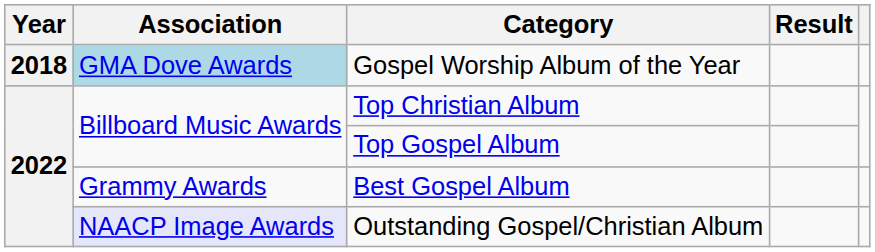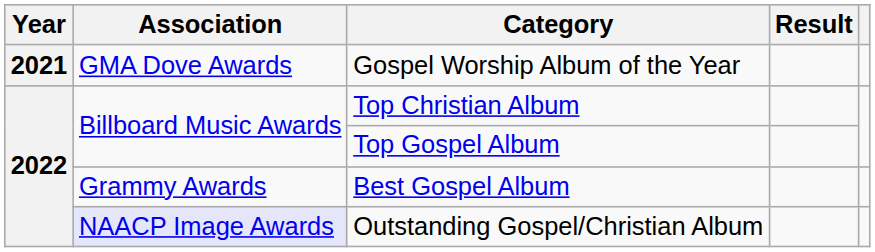(39, 65) 2018 -> (39, 65) 2021
(185, 65) lightblue background -> (185, 65) no background
